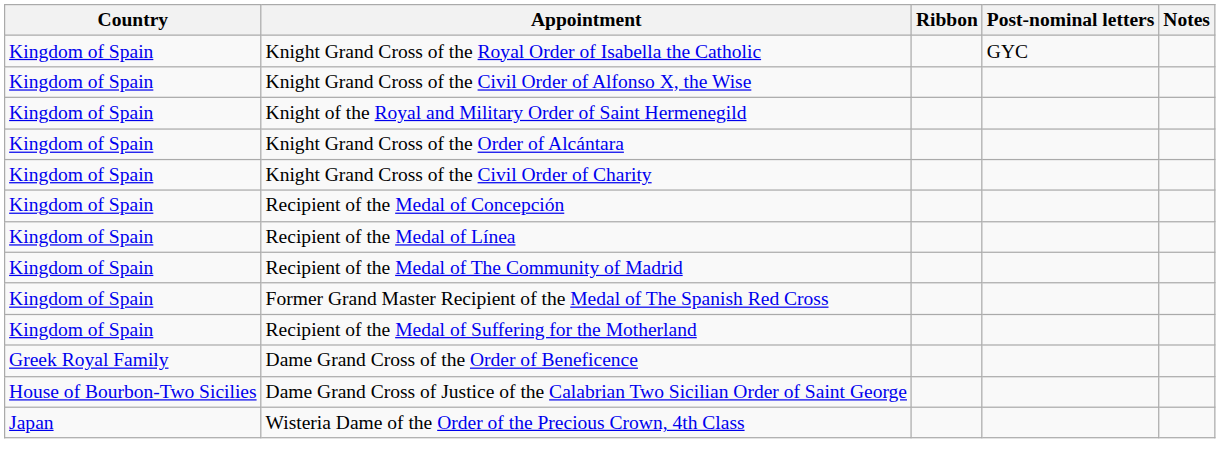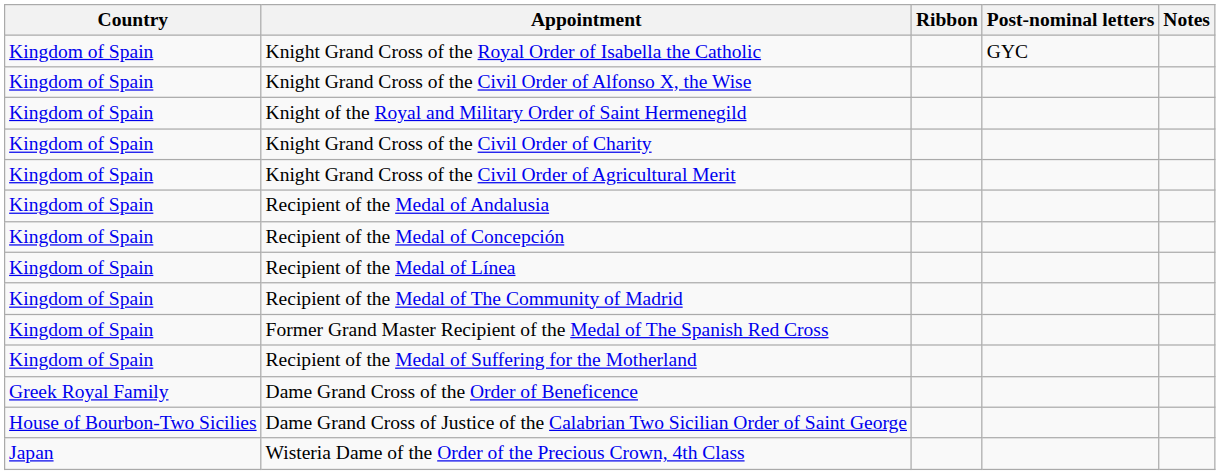- row: (445, 143)
+ row: (501, 174)
+ row: (407, 205)
